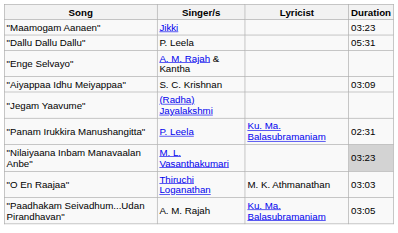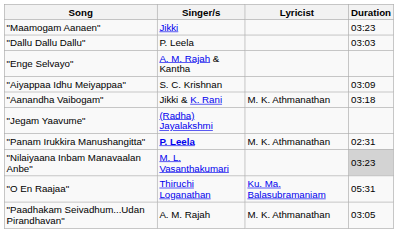(363, 43) 05:31 -> (363, 43) 03:03
+ row: (55, 100)
(177, 132) normal -> (177, 142) bold
(287, 132) Ku. Ma. Balasubramaniam -> (289, 142) M. K. Athmanathan
(289, 184) M. K. Athmanathan -> (287, 189) Ku. Ma. Balasubramaniam
(363, 184) 03:03 -> (363, 189) 05:31
(287, 211) Ku. Ma. Balasubramaniam -> (289, 215) M. K. Athmanathan
